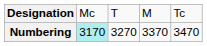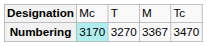(155, 32) 3370 -> (155, 32) 3367
